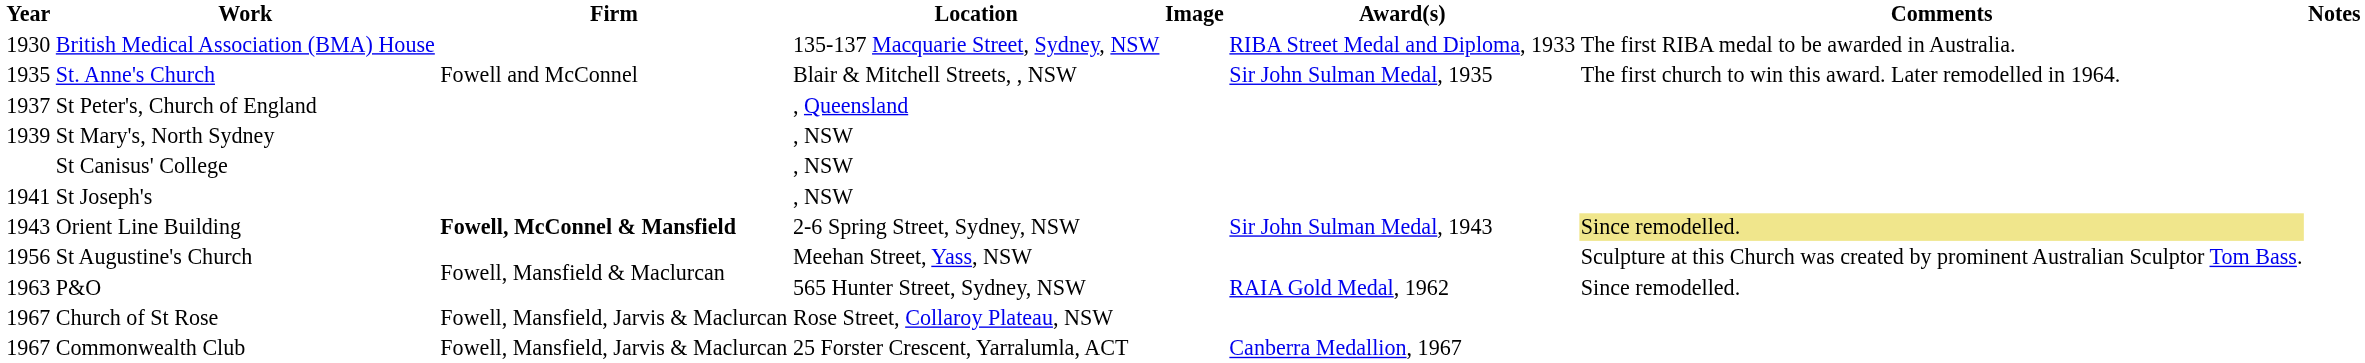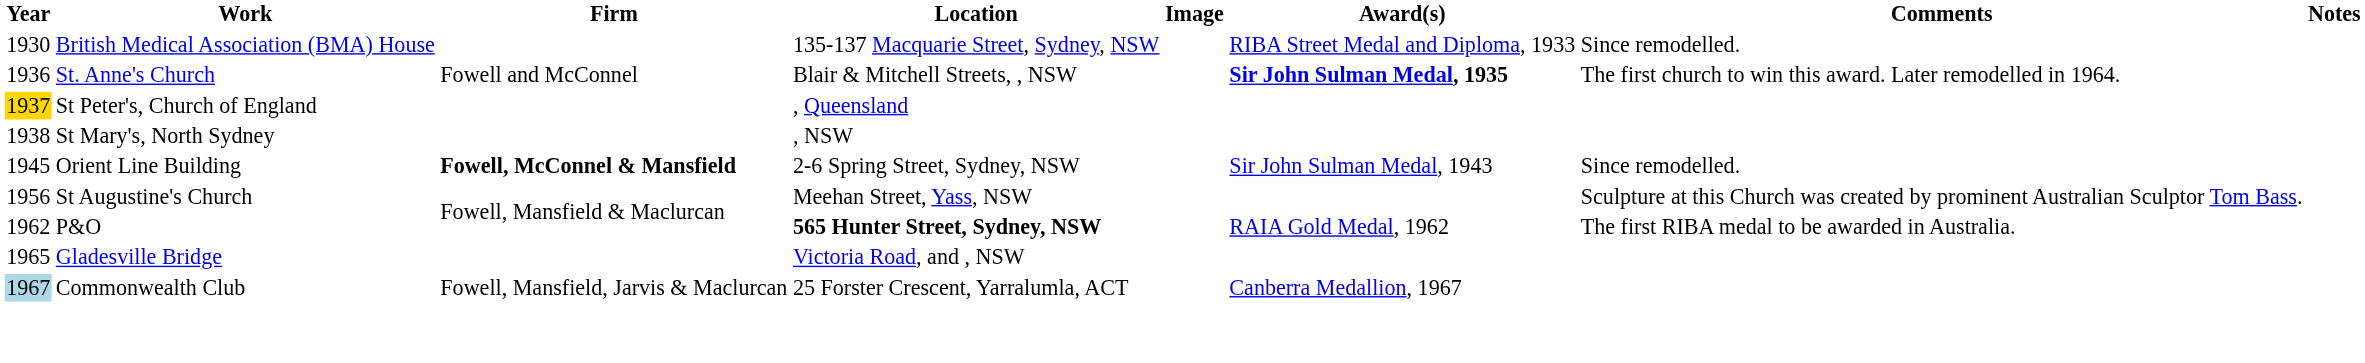(1798, 44) The first RIBA medal to be awarded in Australia. -> (1660, 44) Since remodelled.
(28, 75) 1935 -> (28, 75) 1936
(1361, 75) normal -> (1369, 75) bold
(28, 105) no background -> (28, 105) gold background
(28, 135) 1939 -> (28, 135) 1938
- row: (142, 166)
- row: (104, 196)
(28, 226) 1943 -> (28, 166) 1945
(1660, 226) khaki background -> (1660, 166) no background
(28, 287) 1963 -> (28, 226) 1962
(939, 287) normal -> (947, 226) bold
(1660, 287) Since remodelled. -> (1798, 226) The first RIBA medal to be awarded in Australia.
+ row: (139, 257)
- row: (137, 317)
(28, 348) no background -> (28, 287) lightblue background
